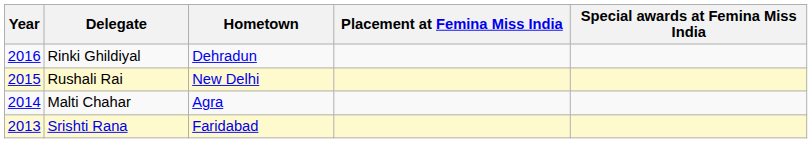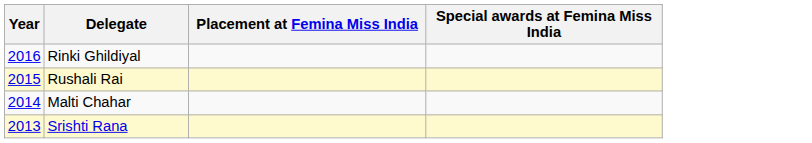- column: (261, 24)
